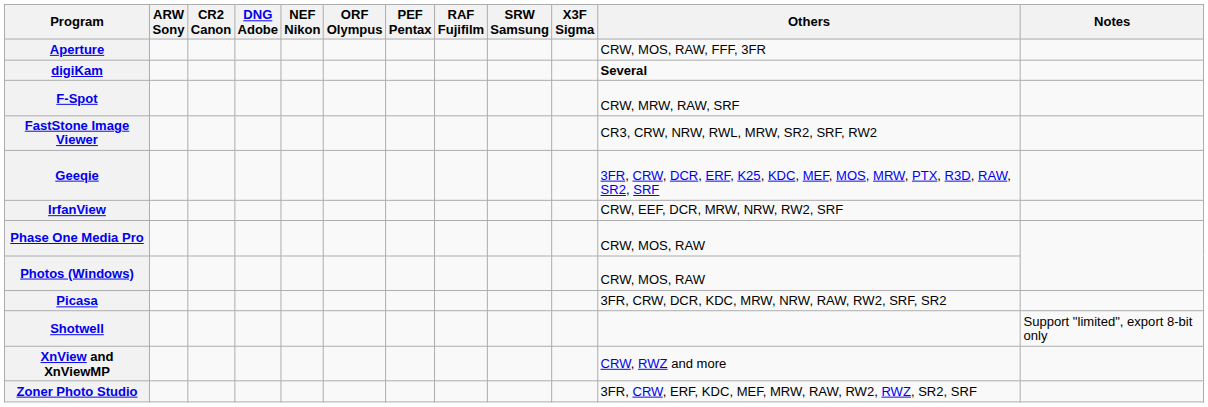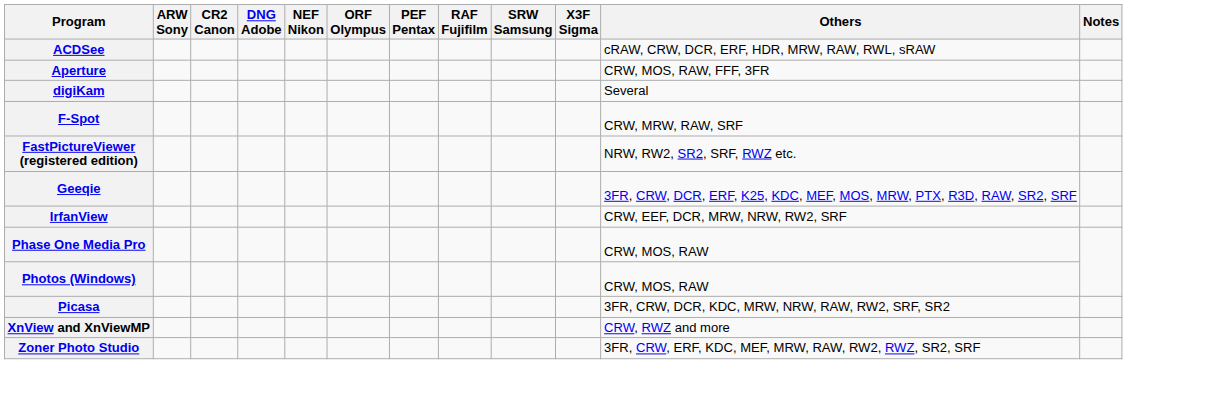+ row: (79, 49)
(624, 70) bold -> (626, 91) normal
+ row: (79, 153)
- row: (77, 133)
- row: (77, 328)
